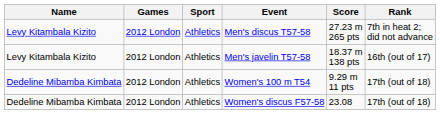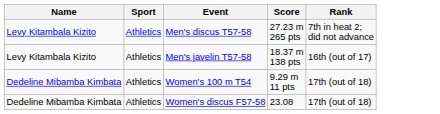- column: (153, 12)
